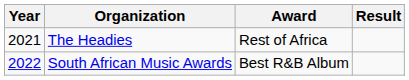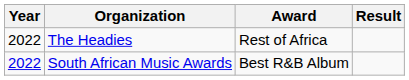(24, 39) 2021 -> (24, 39) 2022
